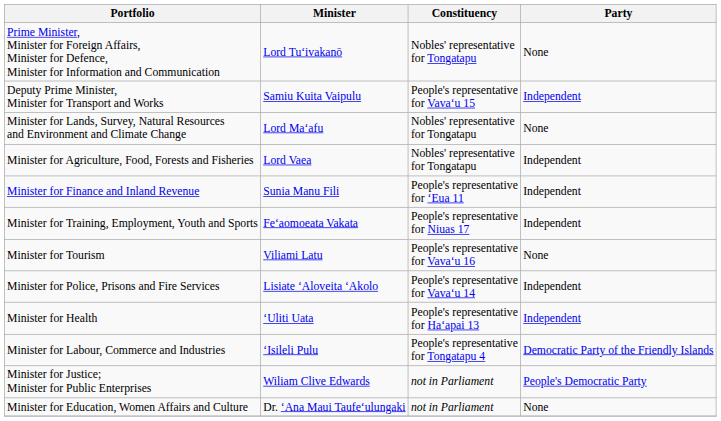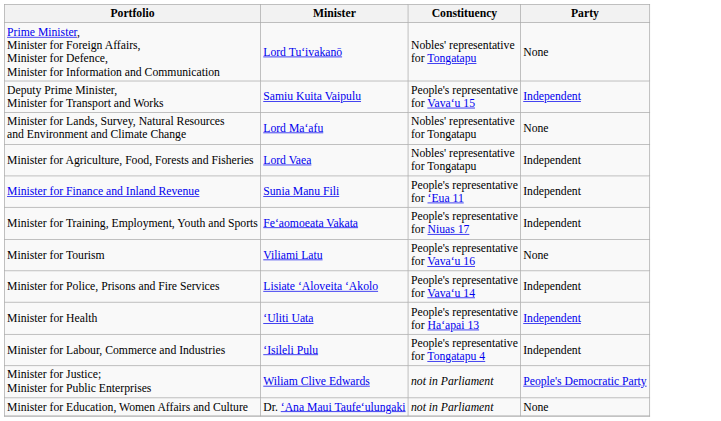(618, 350) Democratic Party of the Friendly Islands -> (552, 350) Independent
